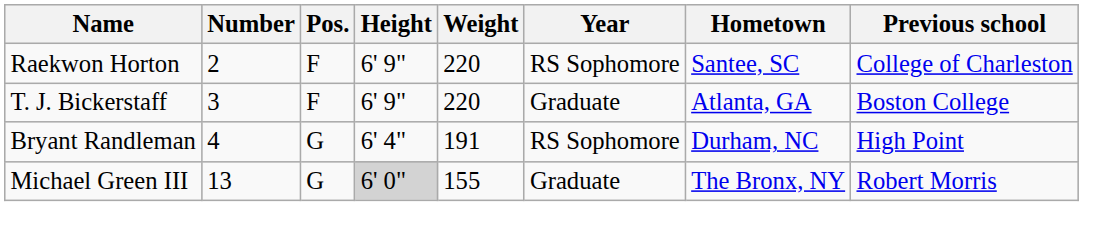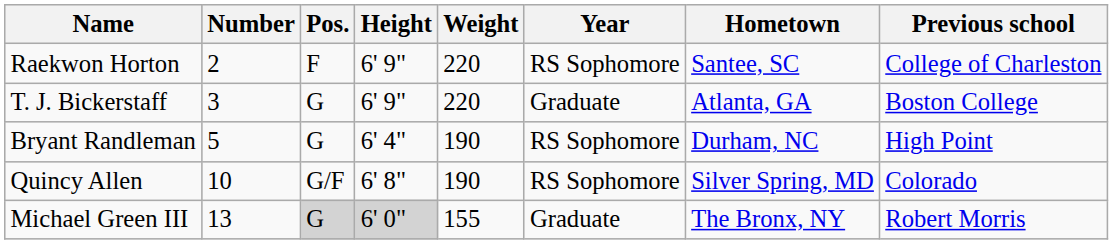(313, 102) F -> (315, 102) G
(213, 141) 4 -> (213, 141) 5
(462, 141) 191 -> (462, 141) 190
+ row: (76, 180)
(315, 180) no background -> (315, 219) lightgrey background
